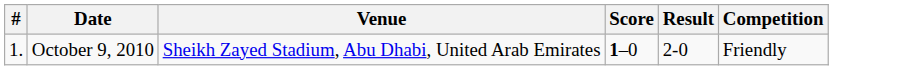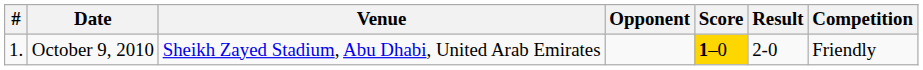+ column: (650, 19)
(623, 49) no background -> (713, 49) gold background
